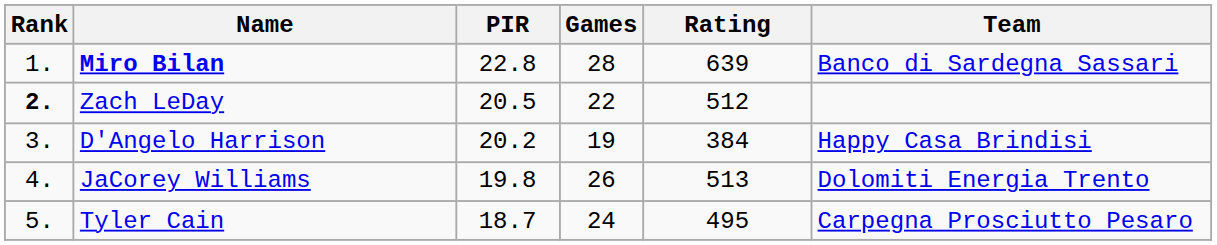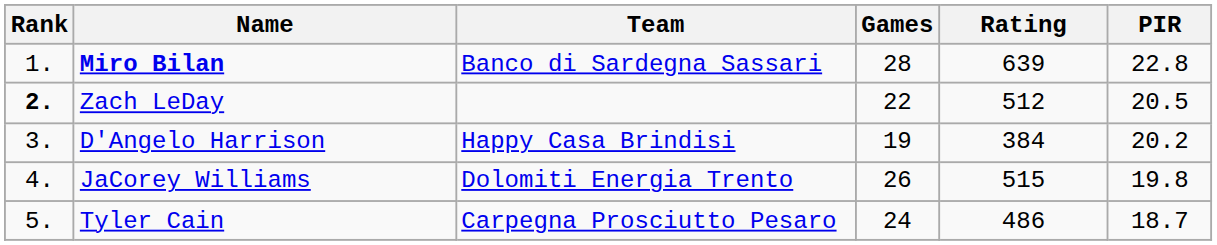columns swapped: (1012, 25) <-> (508, 25)
(727, 181) 513 -> (1023, 181) 515
(727, 221) 495 -> (1023, 221) 486
